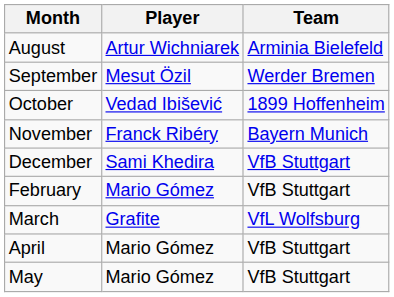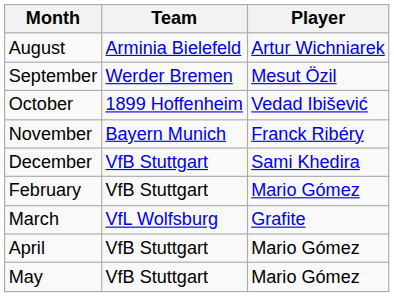columns swapped: (172, 18) <-> (316, 18)
